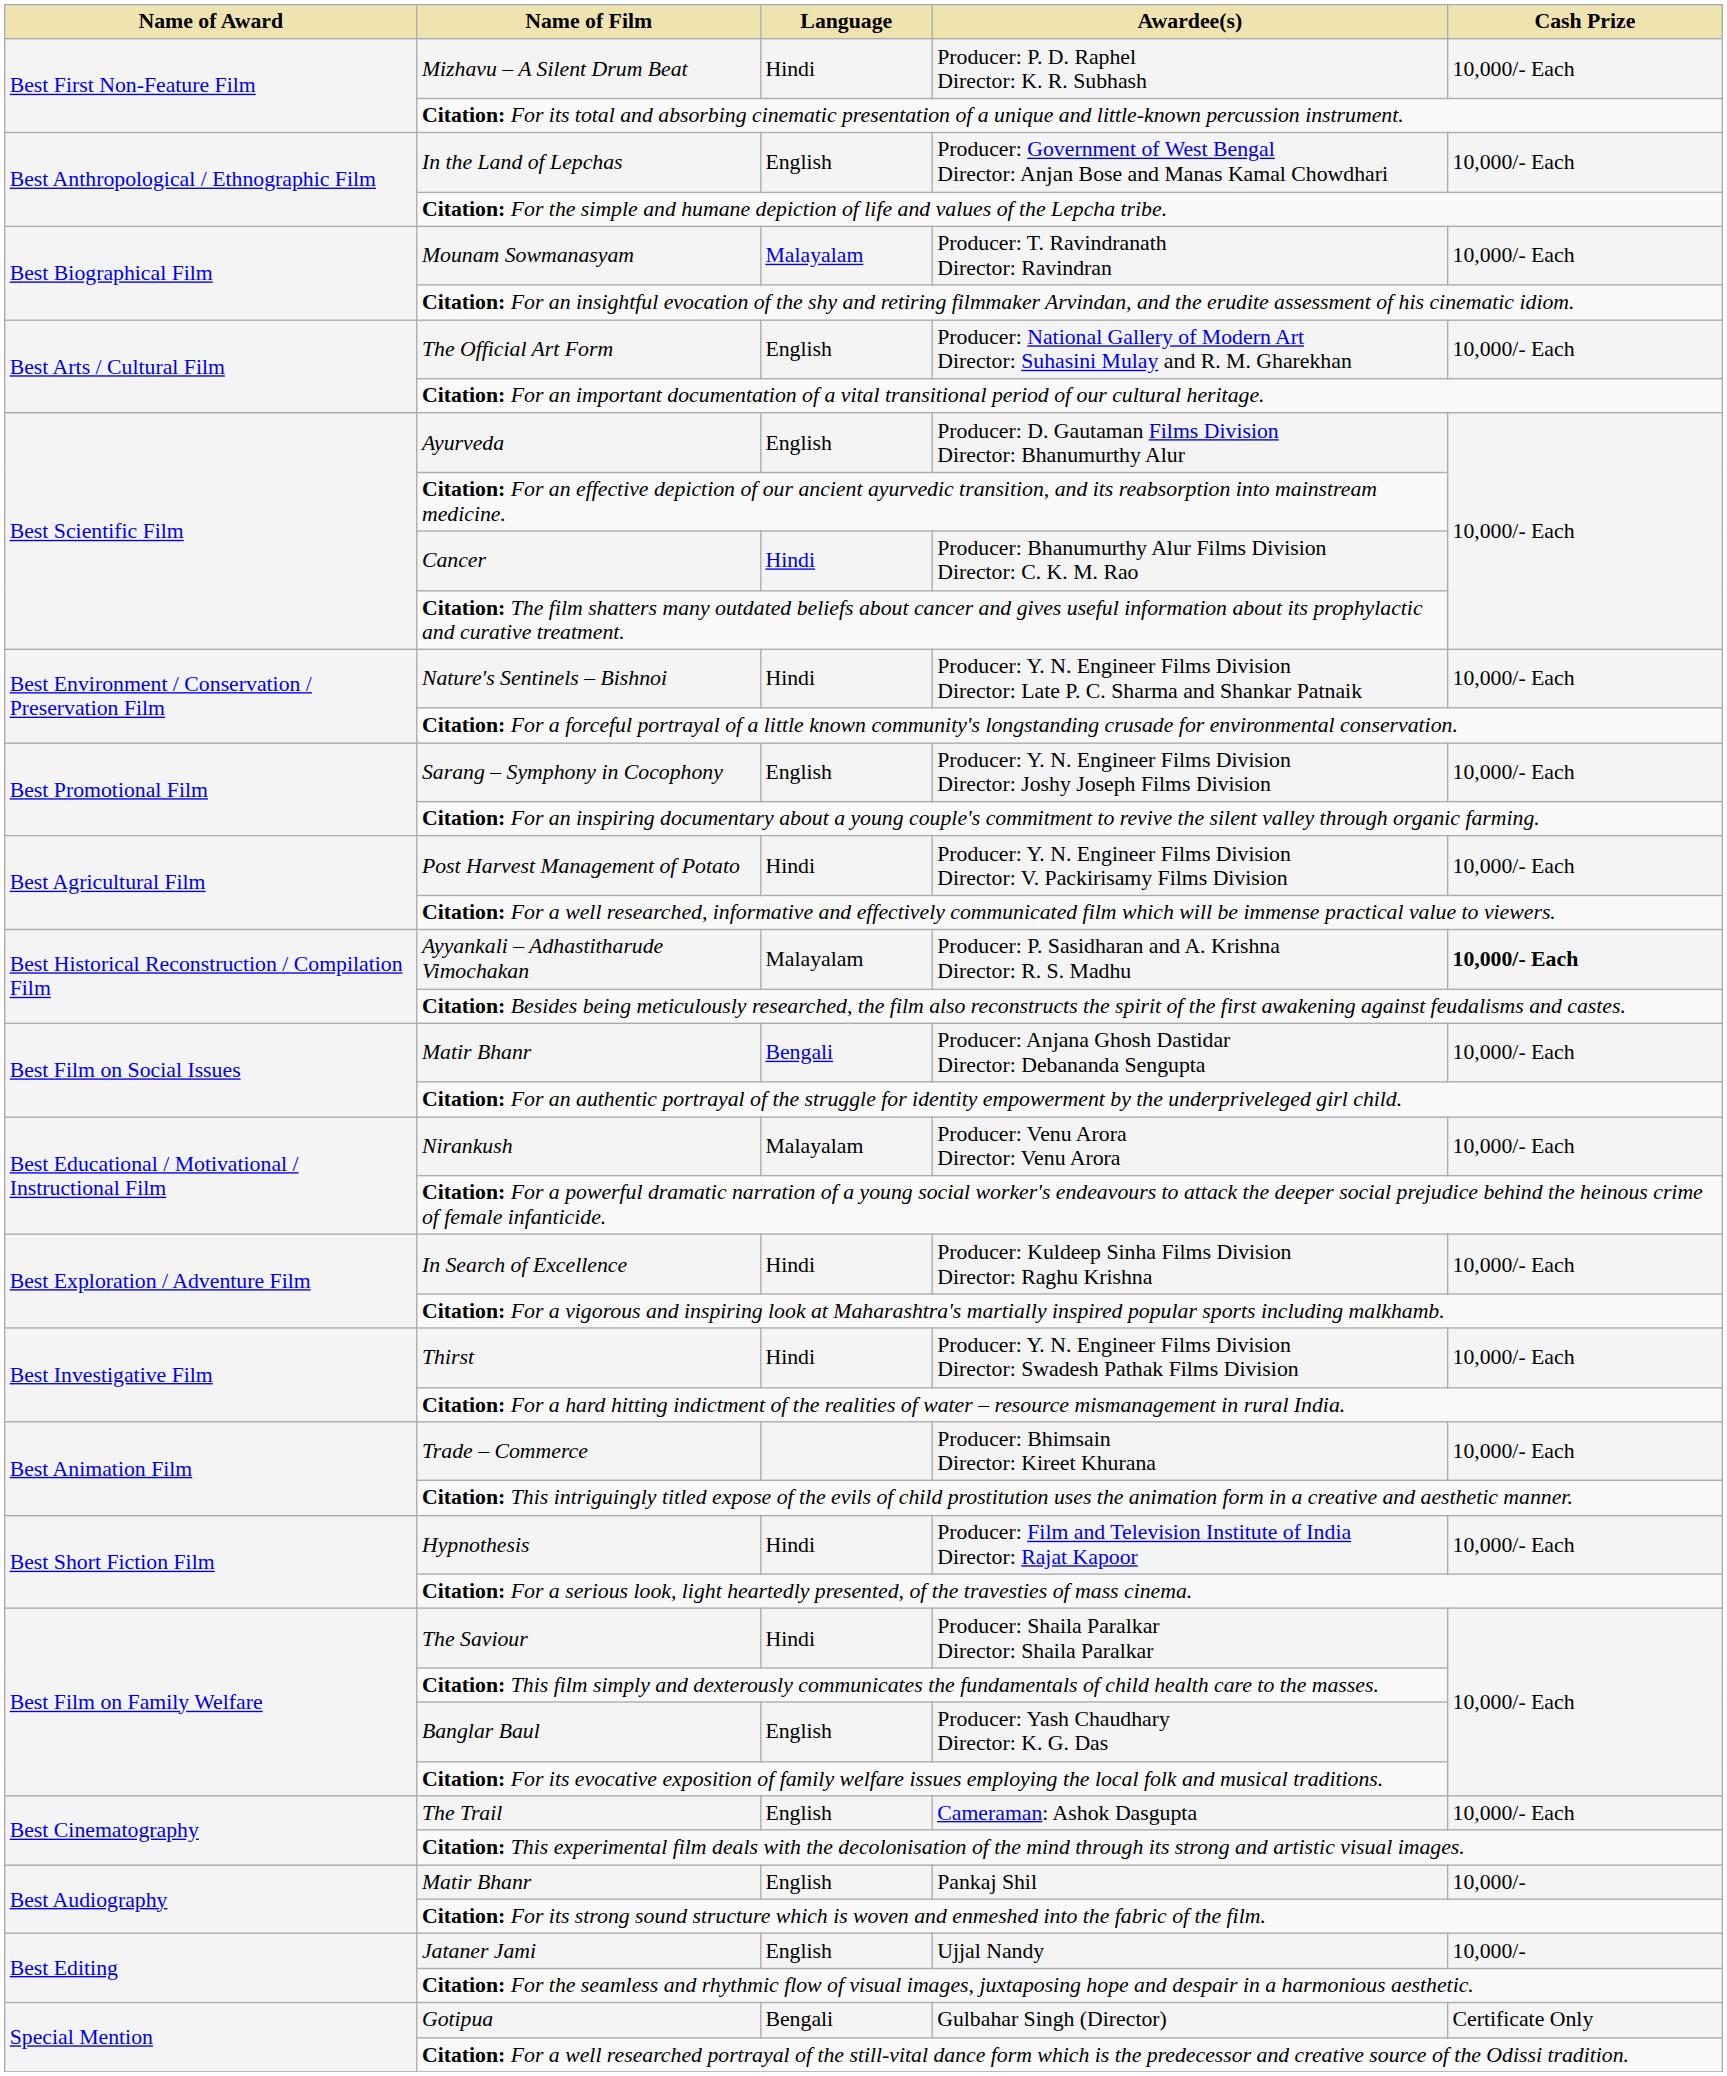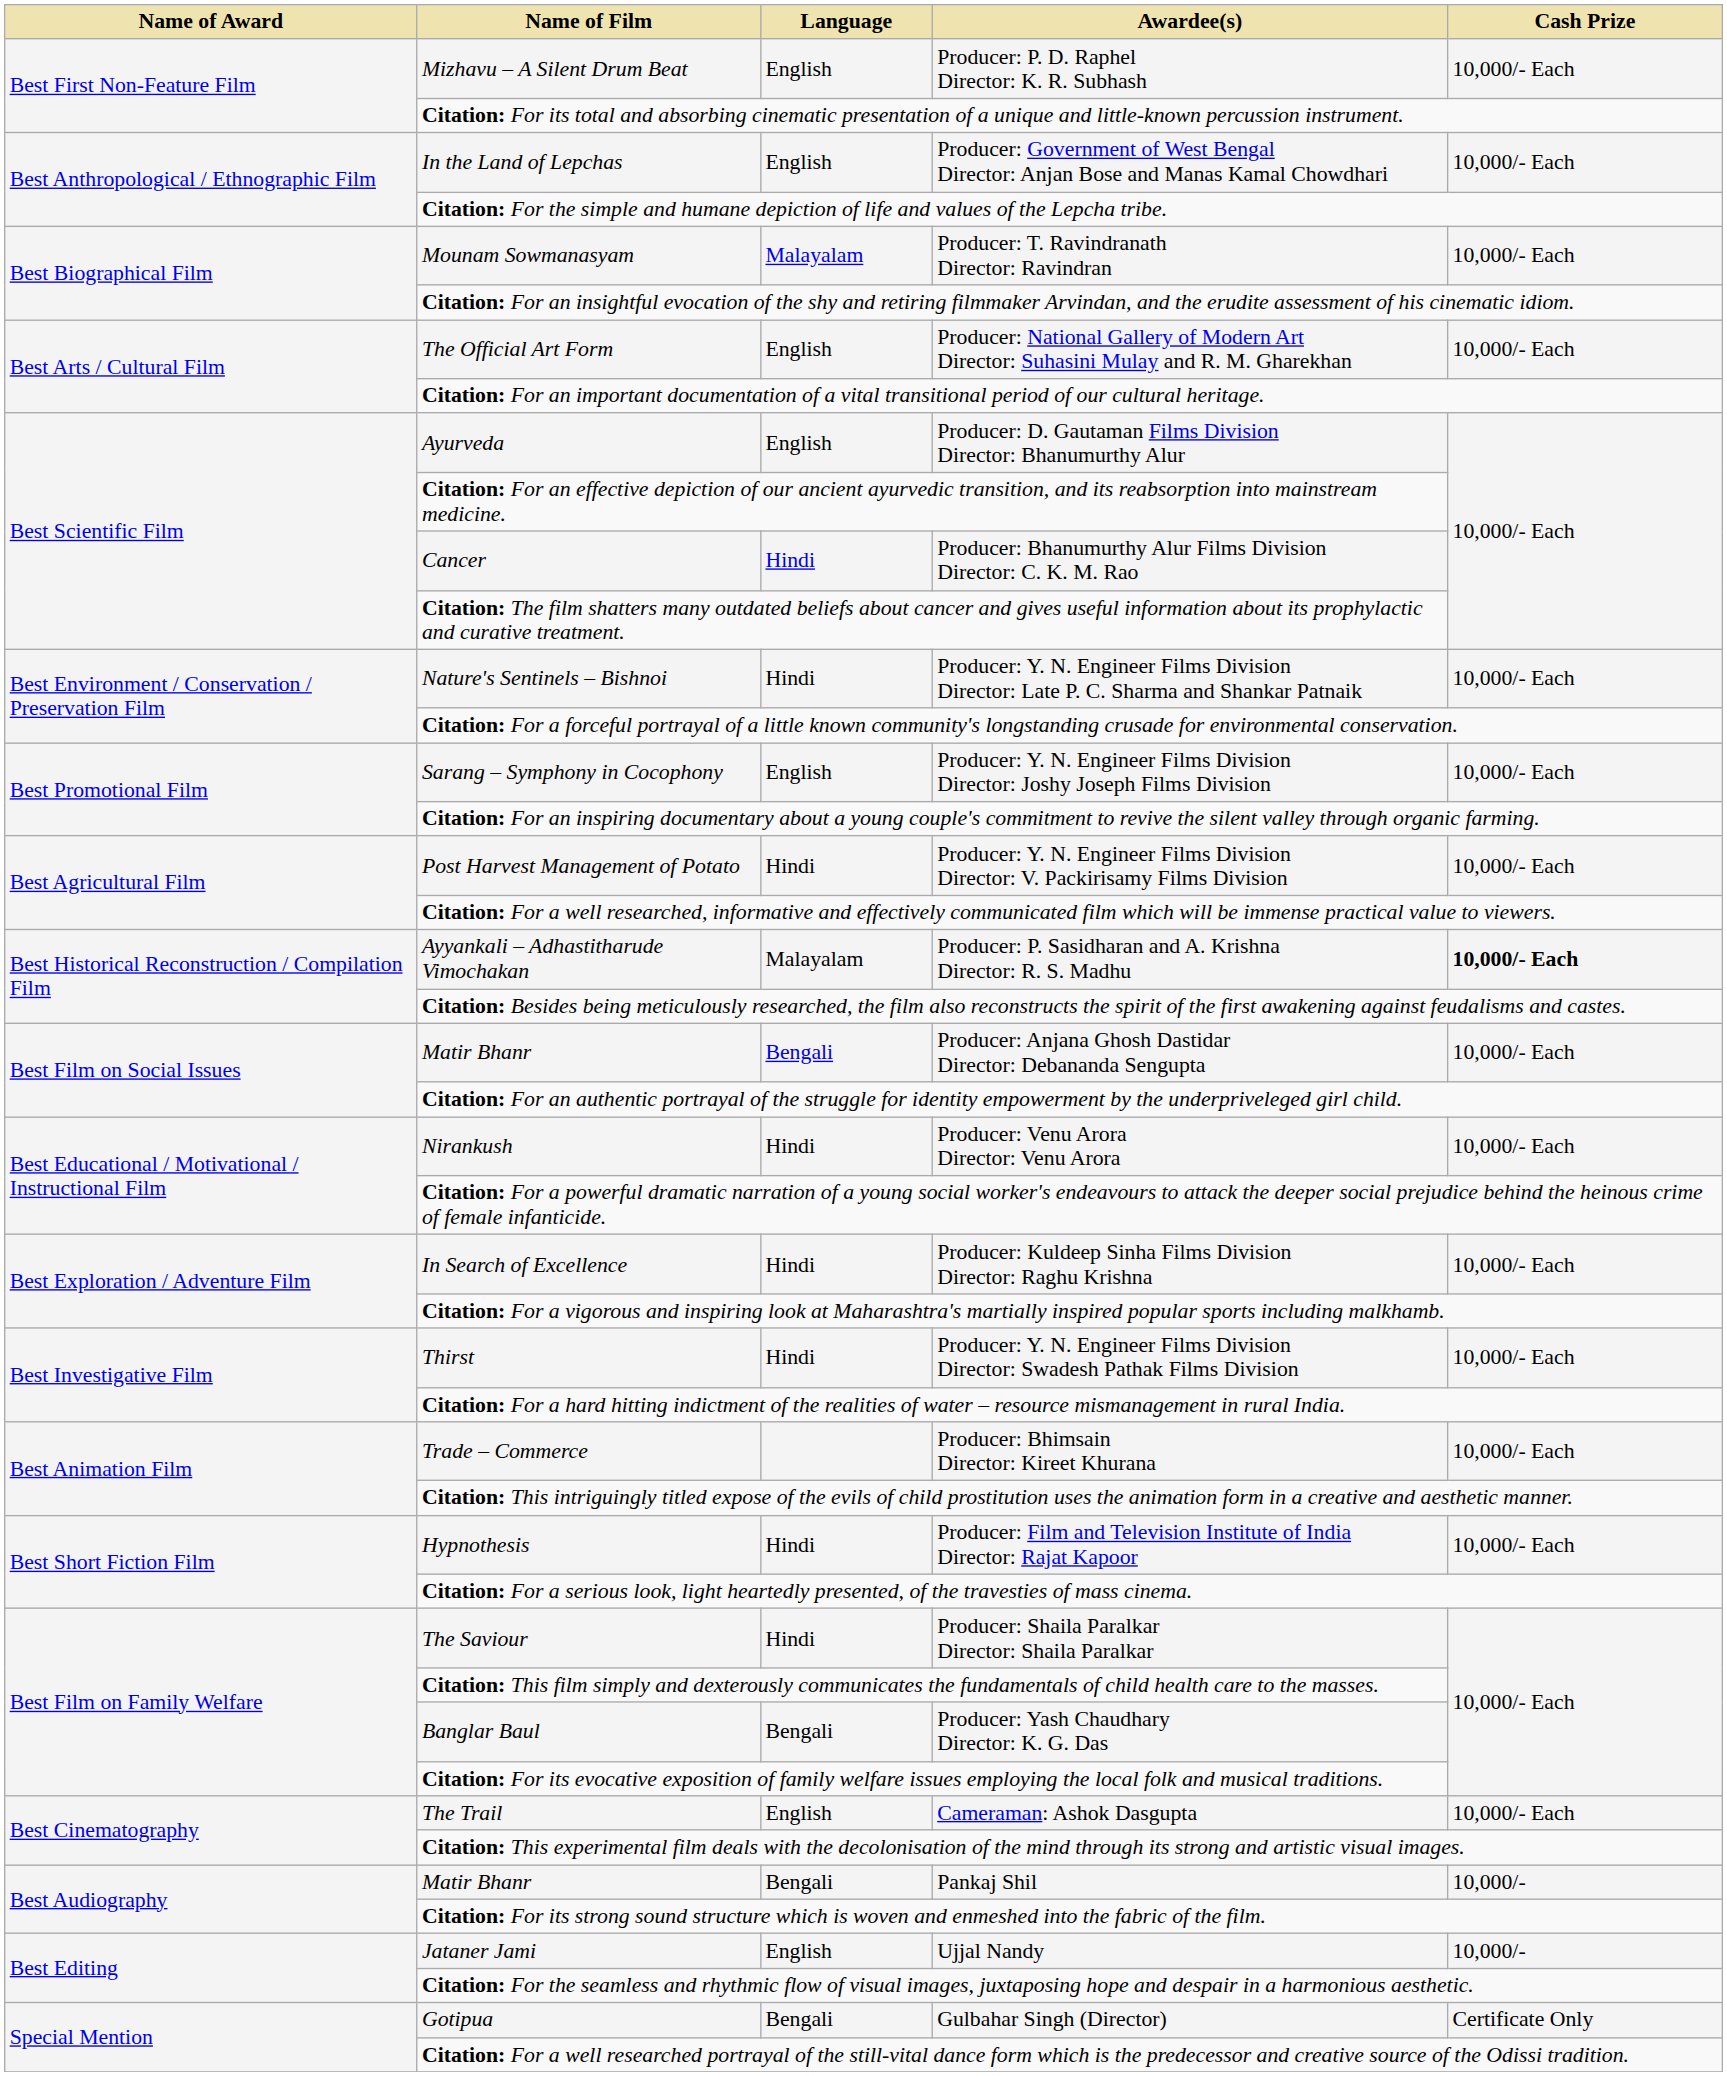(790, 68) Hindi -> (799, 68) English
(814, 1145) Malayalam -> (790, 1145) Hindi
(799, 1731) English -> (799, 1731) Bengali
(799, 1881) English -> (799, 1881) Bengali
